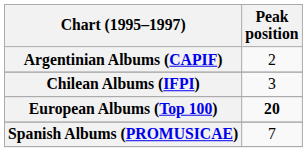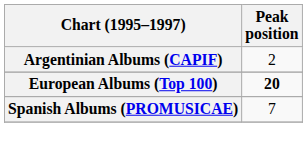- row: (123, 84)
